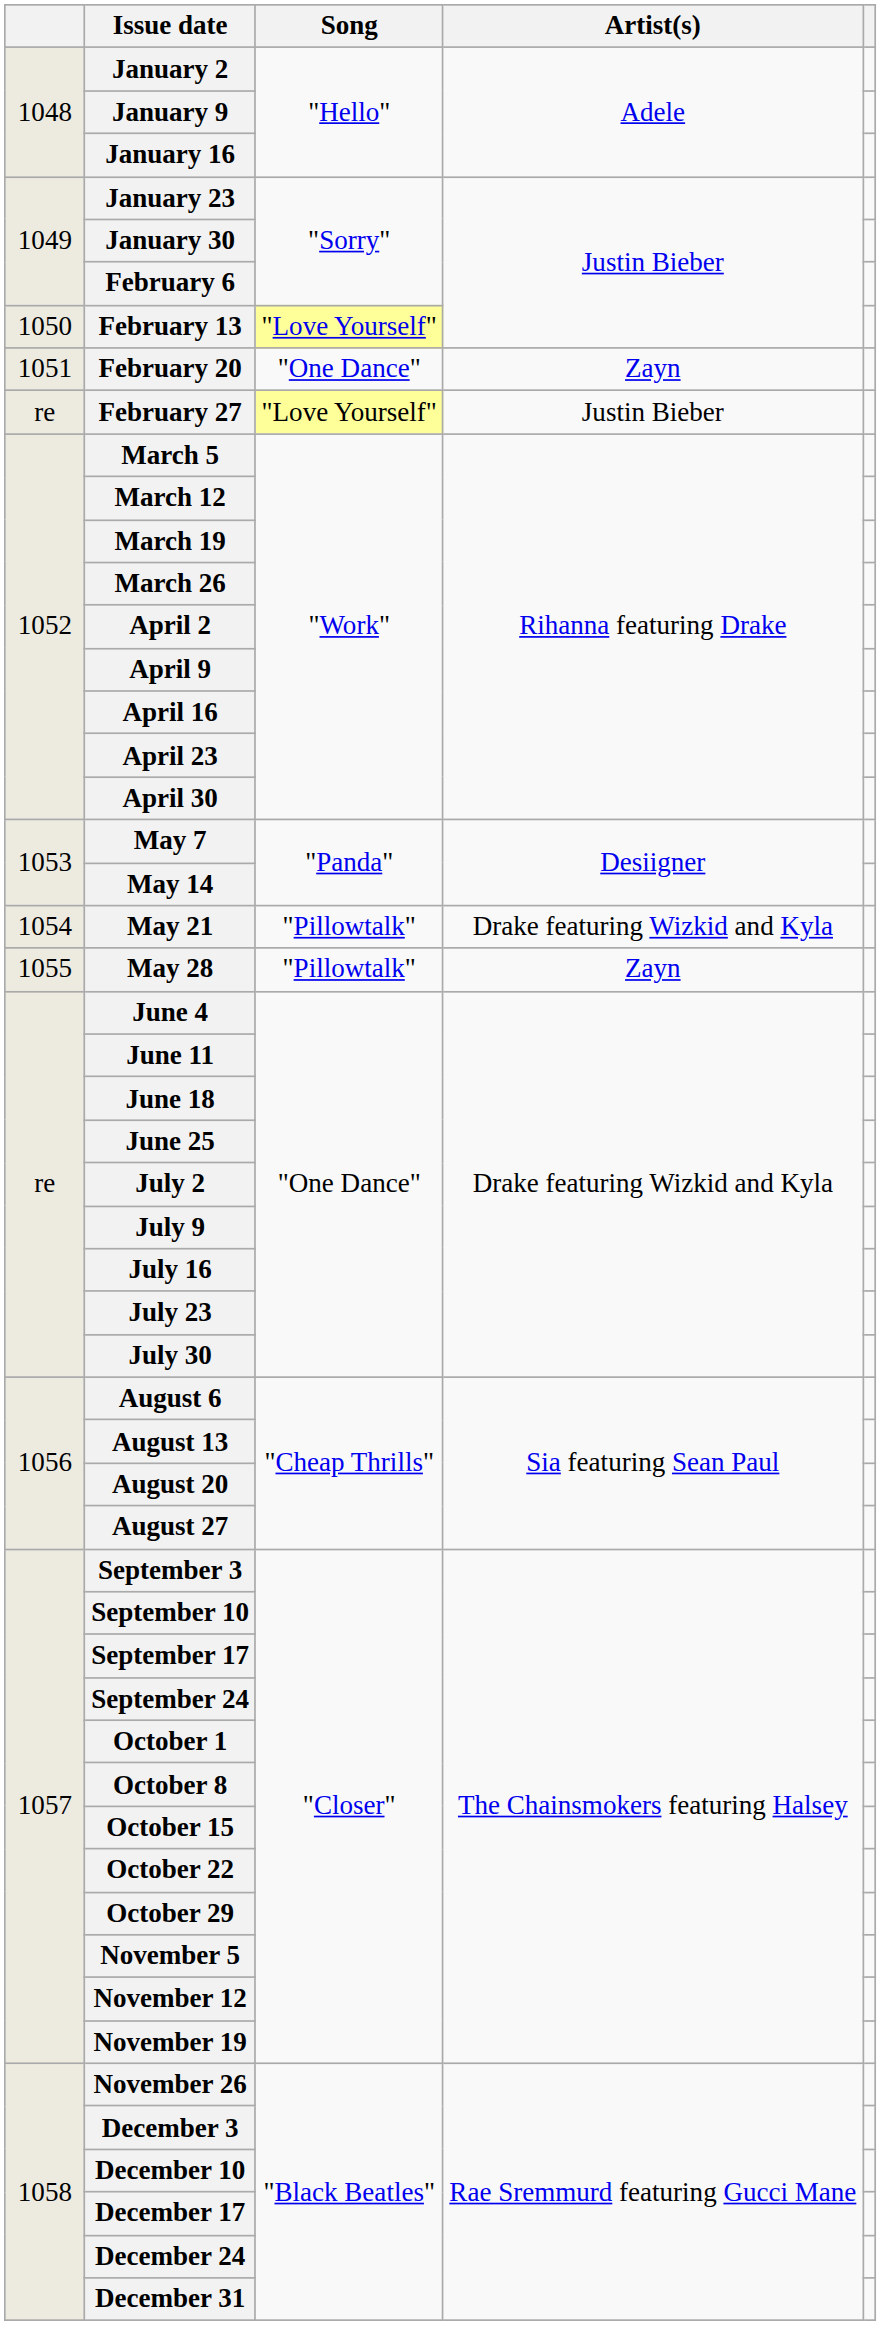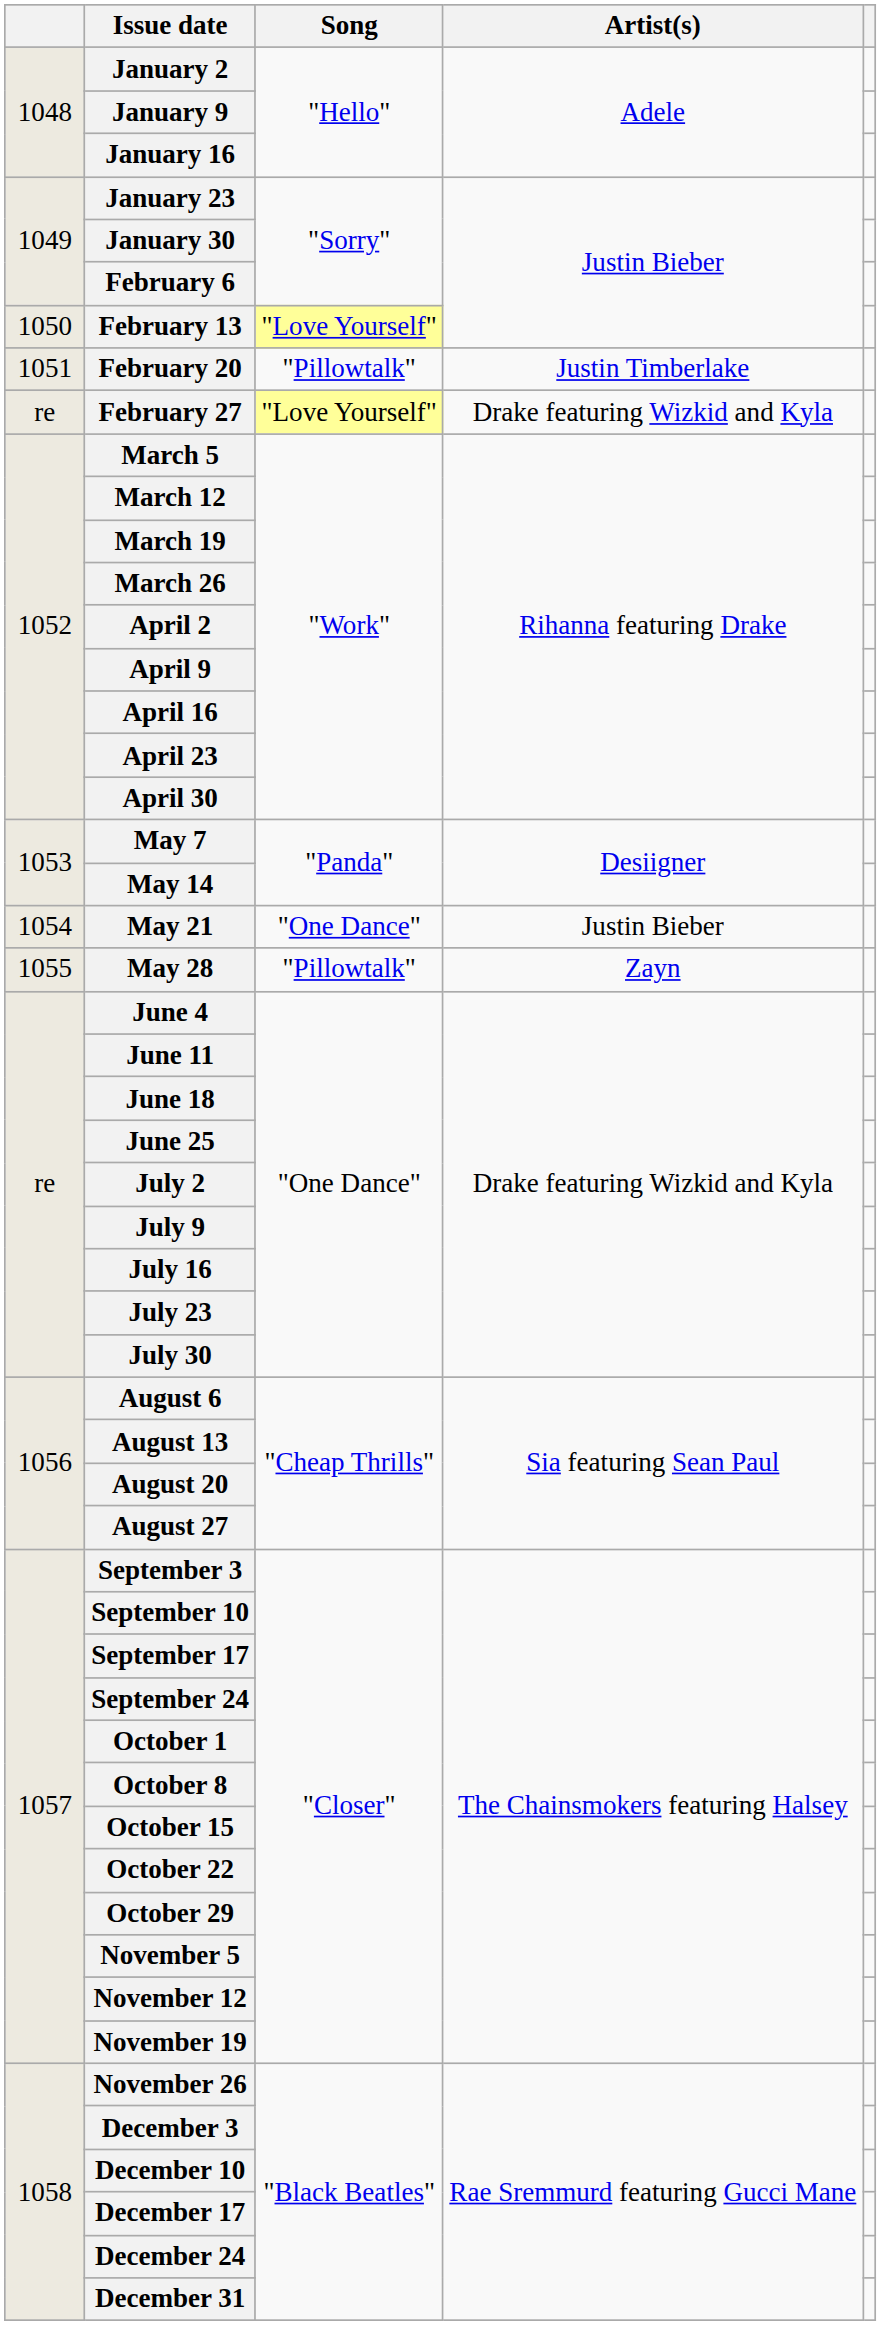(349, 369) "One Dance" -> (349, 369) "Pillowtalk"
(653, 369) Zayn -> (653, 369) Justin Timberlake
(653, 411) Justin Bieber -> (653, 411) Drake featuring Wizkid and Kyla
(349, 926) "Pillowtalk" -> (349, 926) "One Dance"
(653, 926) Drake featuring Wizkid and Kyla -> (653, 926) Justin Bieber
